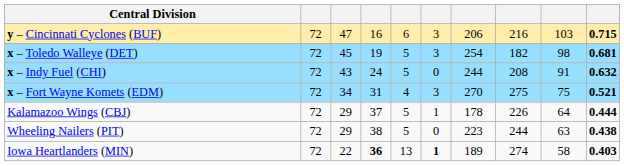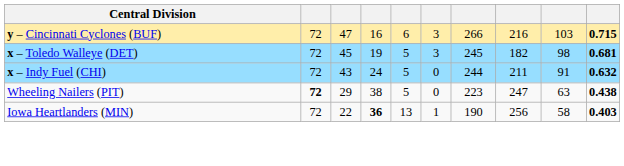(473, 33) 206 -> (473, 33) 266
(473, 53) 254 -> (473, 53) 245
(519, 72) 208 -> (519, 72) 211
- row: (85, 92)
- row: (69, 111)
(316, 131) normal -> (316, 92) bold
(519, 131) 244 -> (519, 92) 247
(436, 151) bold -> (436, 111) normal
(473, 151) 189 -> (473, 111) 190
(519, 151) 274 -> (519, 111) 256
